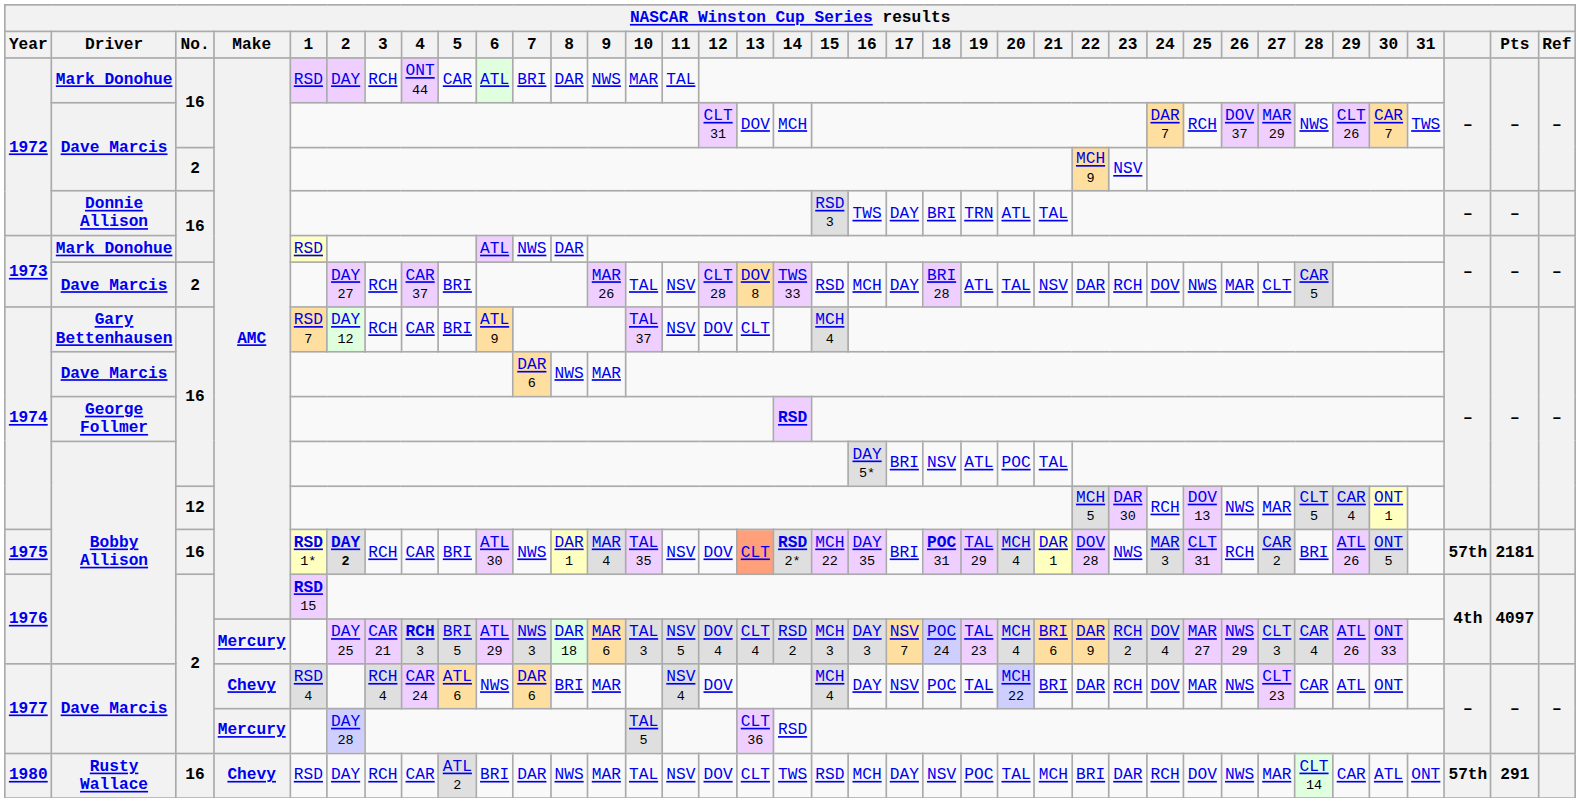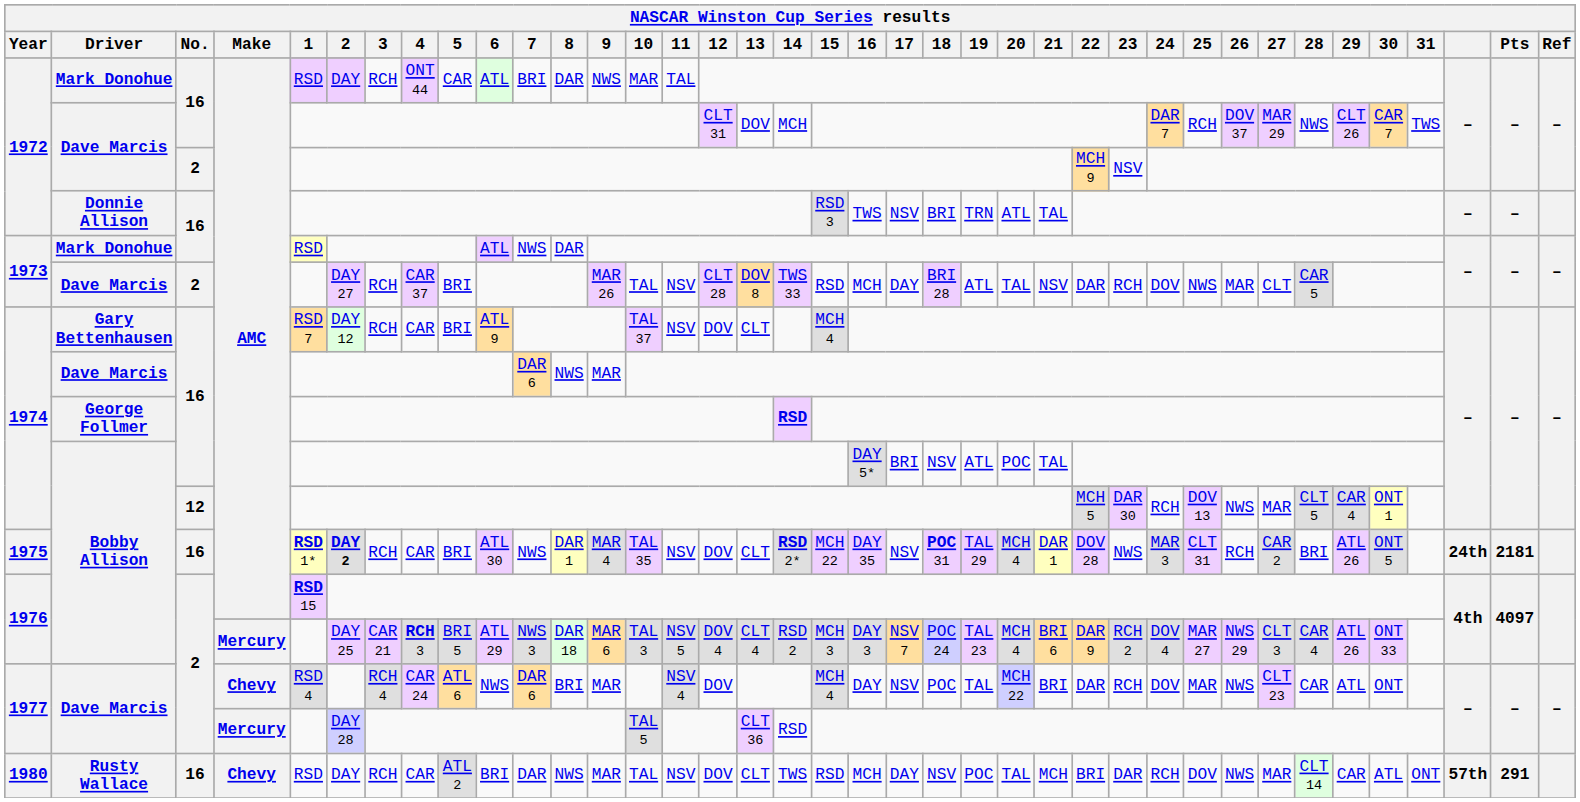(904, 213) DAY -> (904, 213) NSV
(755, 552) lightsalmon background -> (755, 552) no background
(904, 552) BRI -> (904, 552) NSV
(1468, 552) 57th -> (1468, 552) 24th
